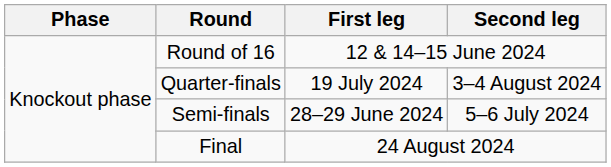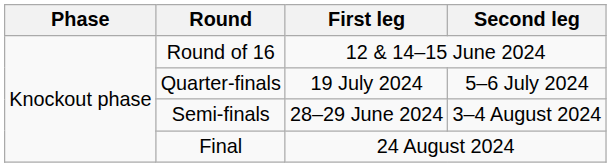(527, 83) 3–4 August 2024 -> (527, 83) 5–6 July 2024
(527, 114) 5–6 July 2024 -> (527, 114) 3–4 August 2024
